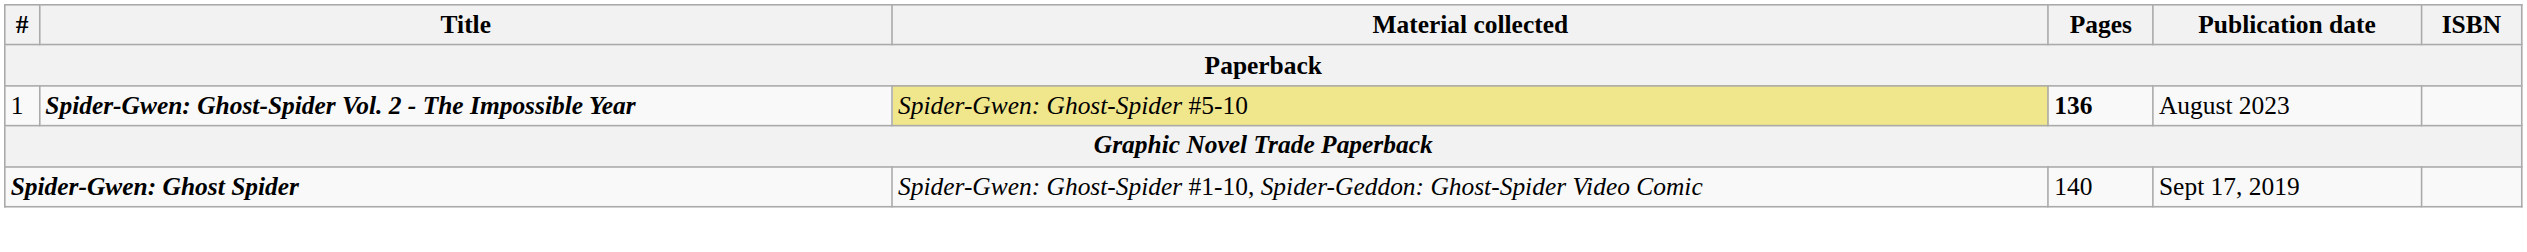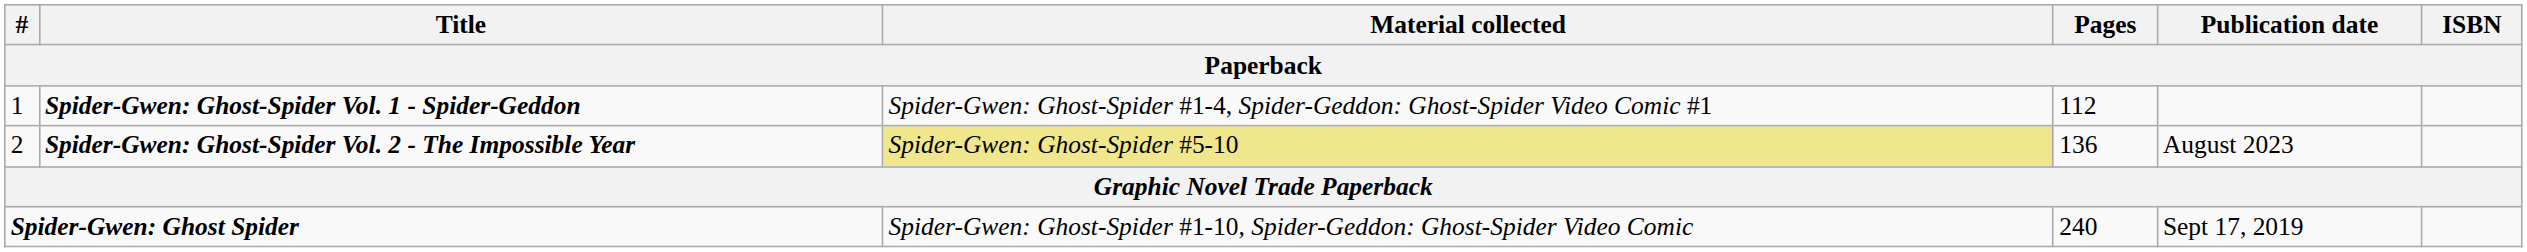+ row: (313, 105)
(17, 105) 1 -> (17, 145) 2
(2073, 105) bold -> (2078, 145) normal
(2073, 186) 140 -> (2078, 226) 240
